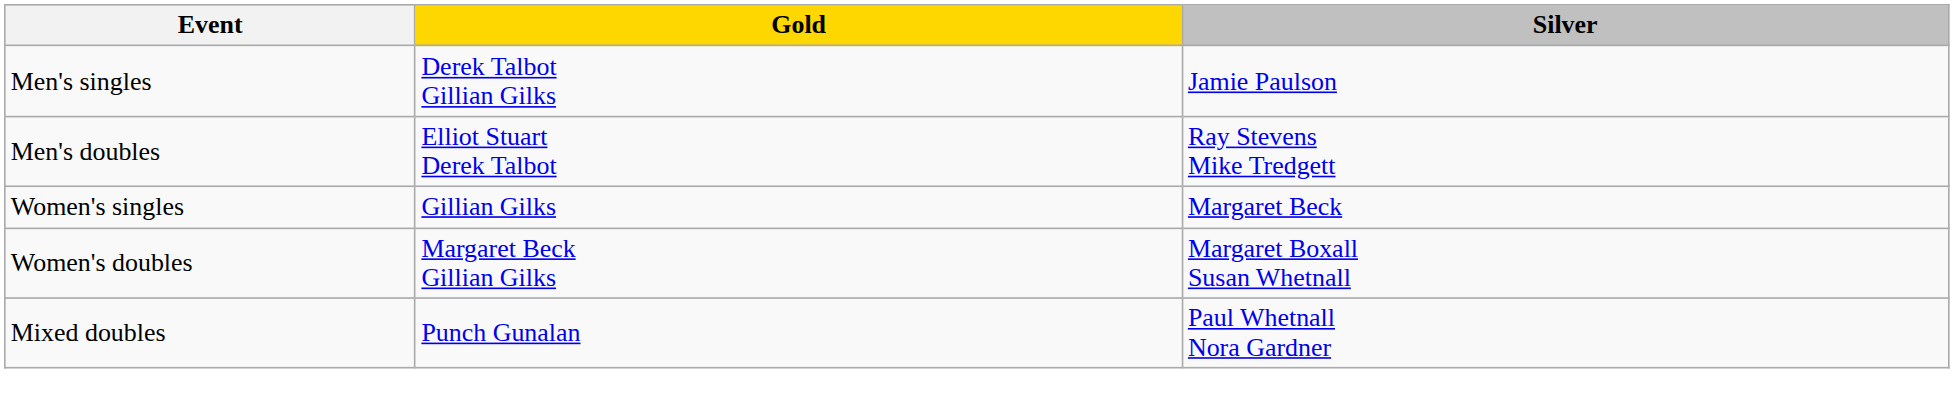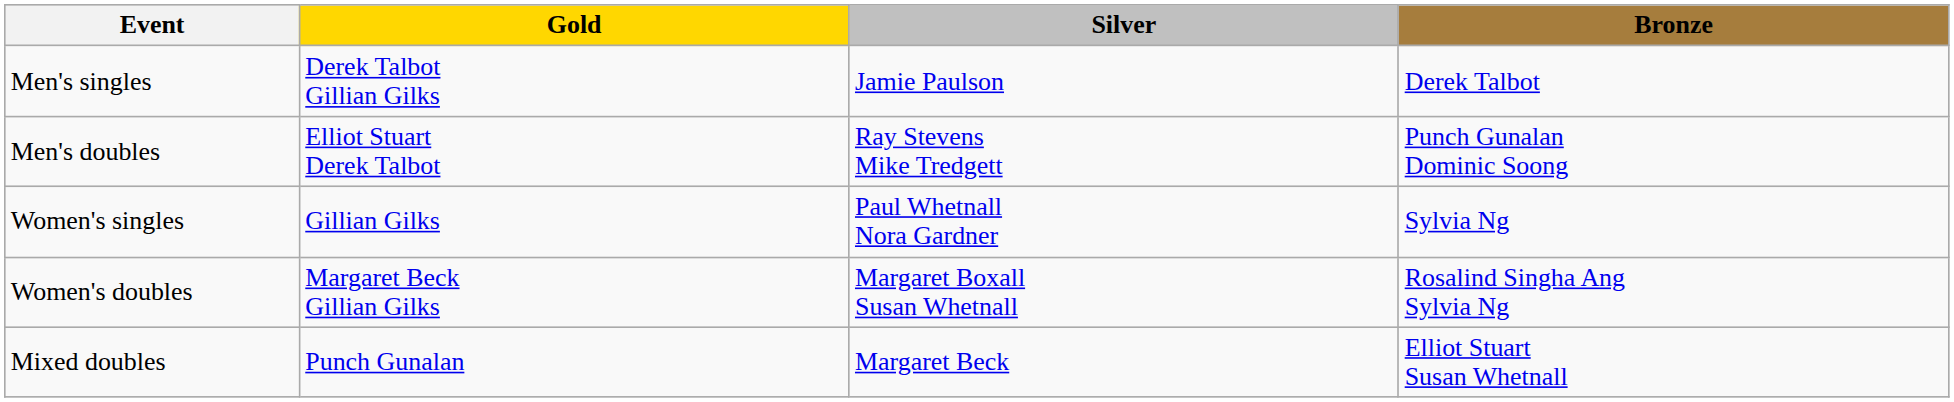+ column: (1674, 25)
(1265, 206) Margaret Beck -> (929, 221) Paul Whetnall Nora Gardner
(1261, 332) Paul Whetnall Nora Gardner -> (932, 361) Margaret Beck
